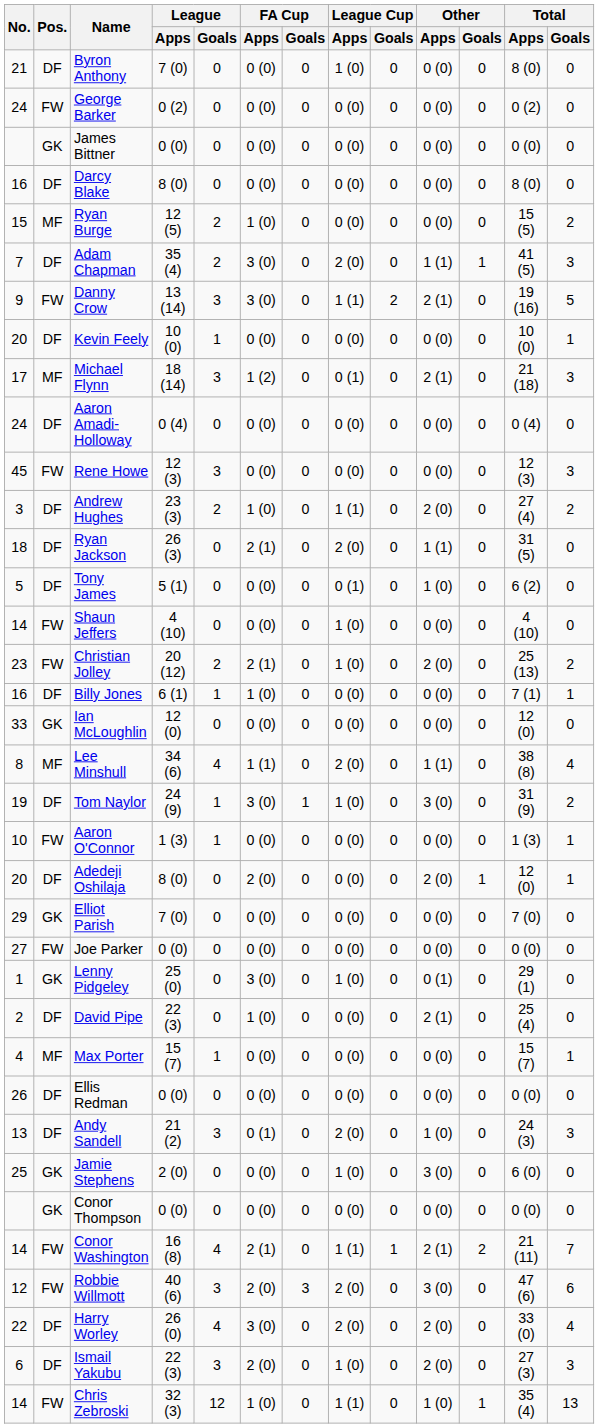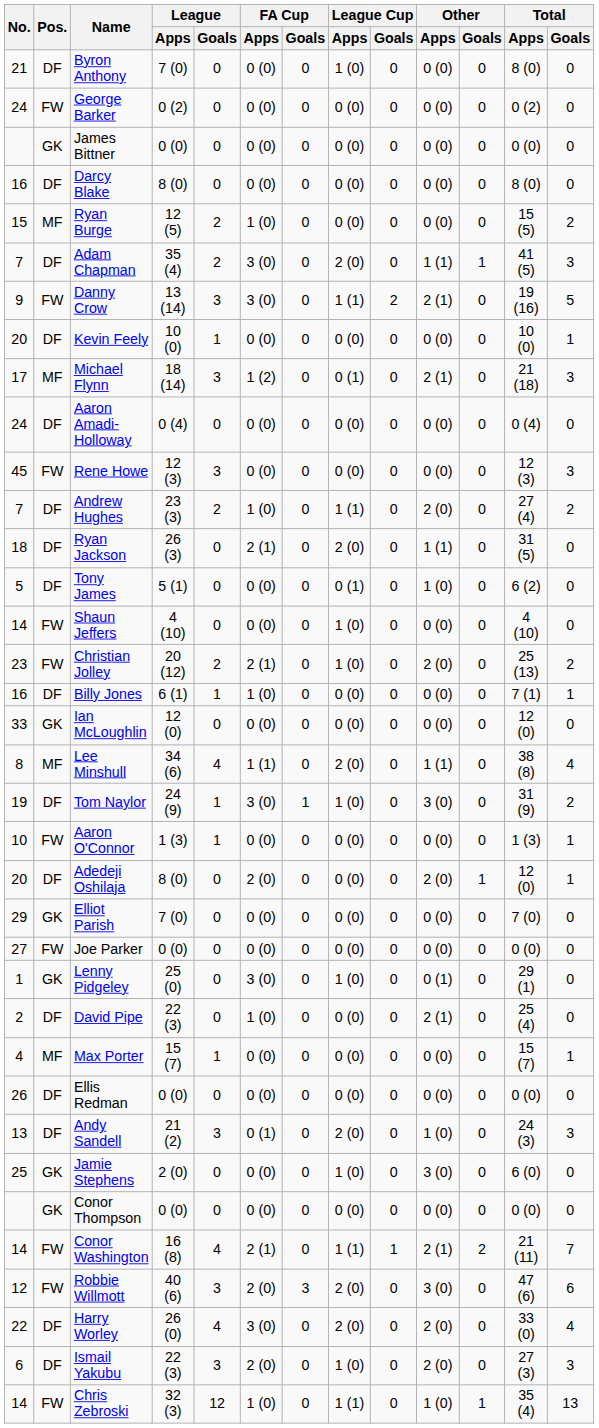(19, 509) 3 -> (19, 509) 7
